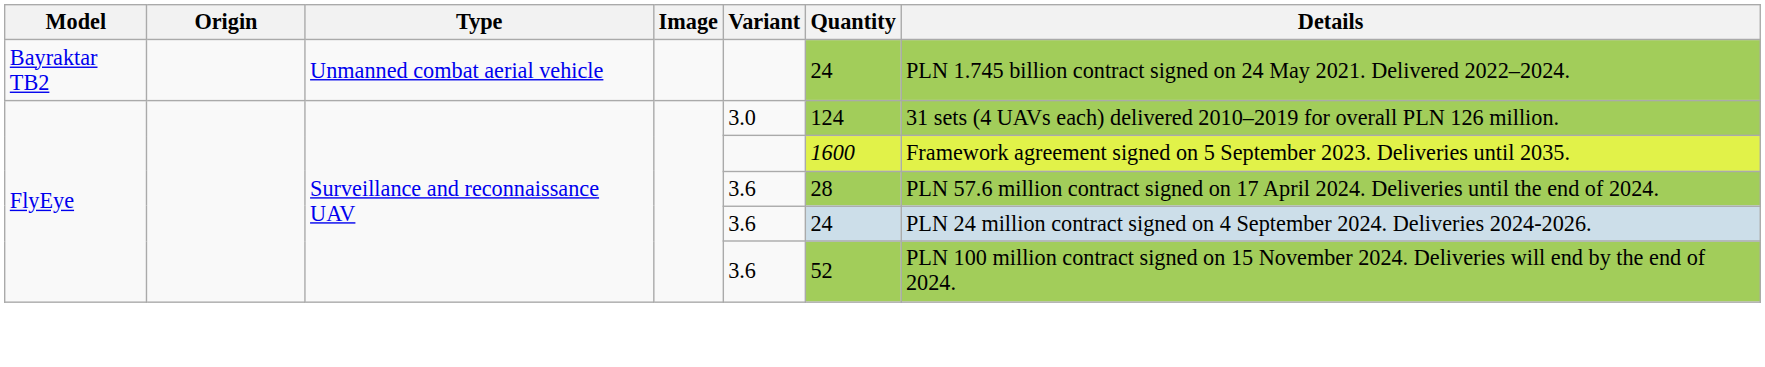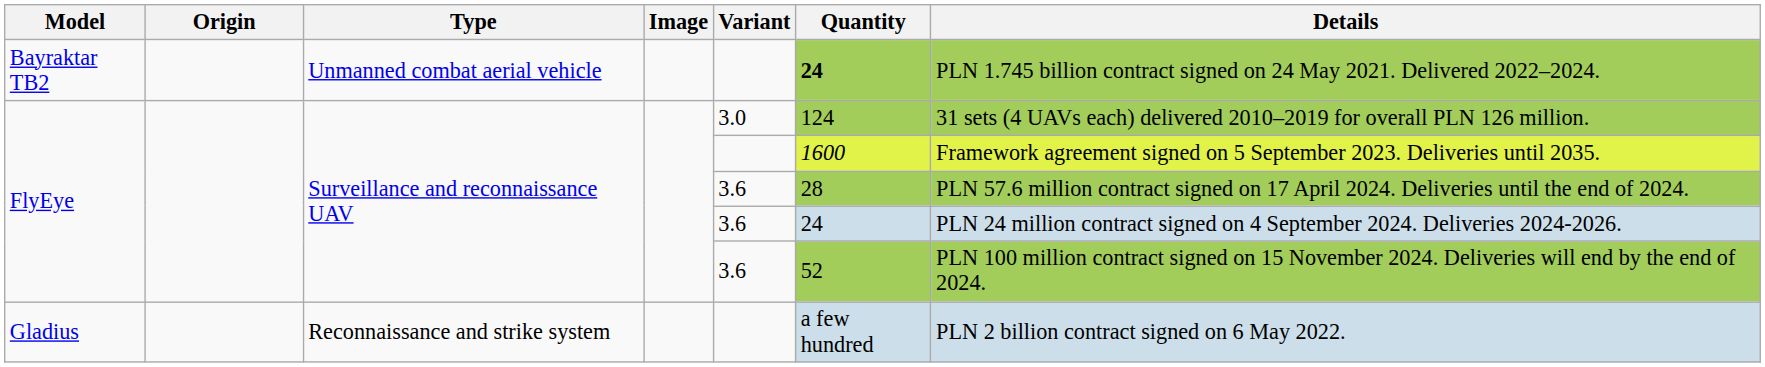(822, 69) normal -> (812, 69) bold
+ row: (44, 331)
